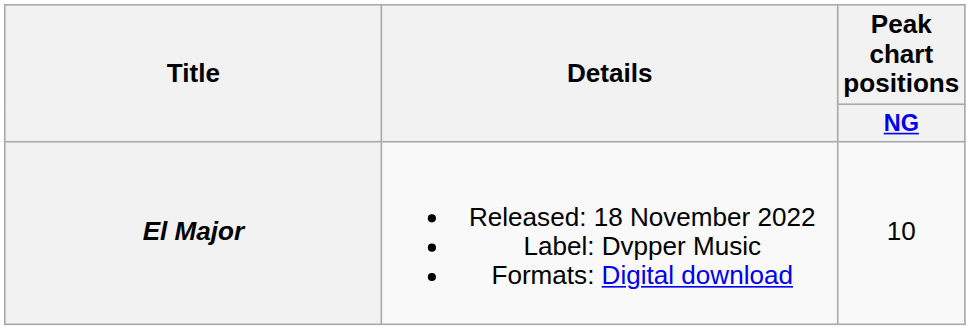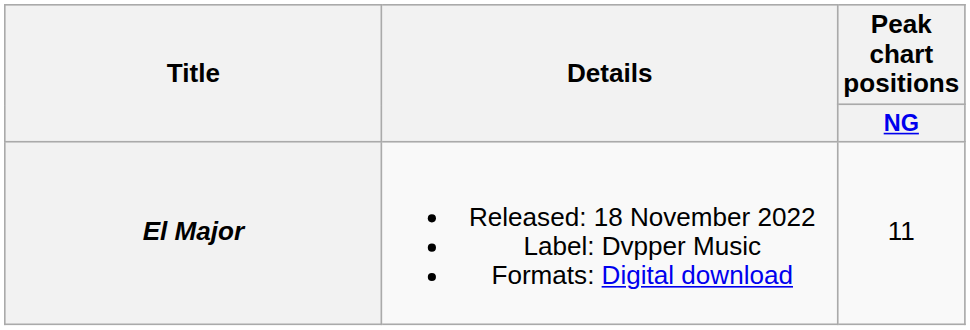(901, 232) 10 -> (901, 232) 11
